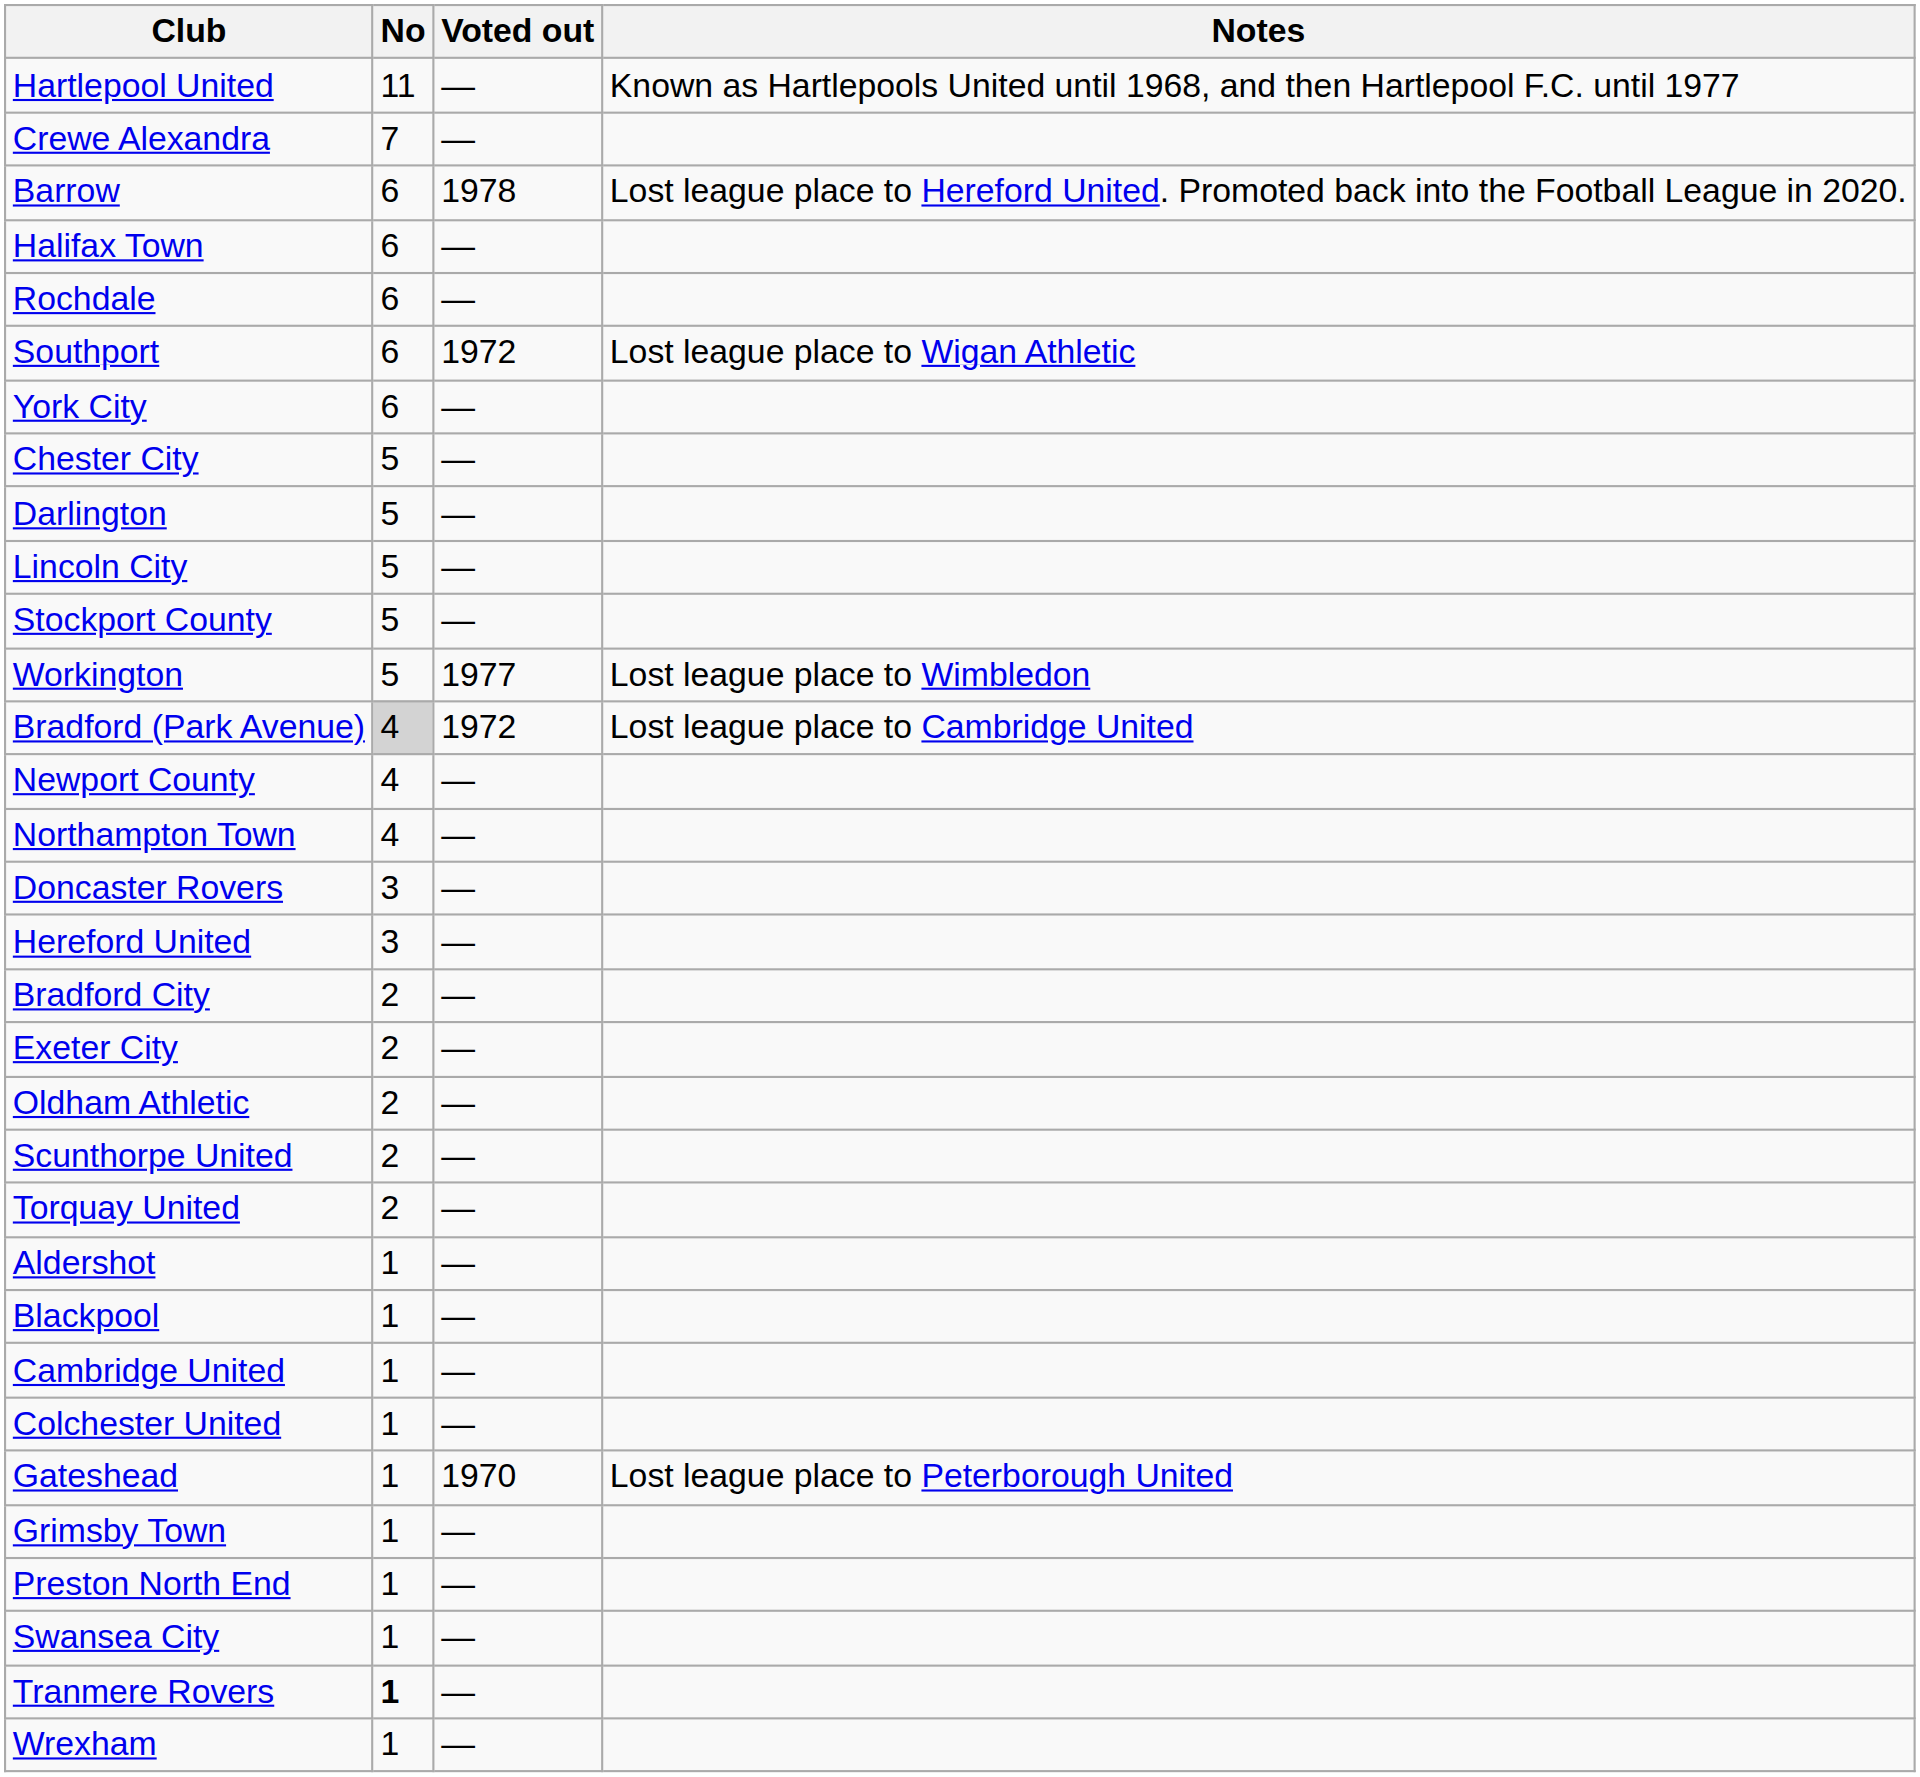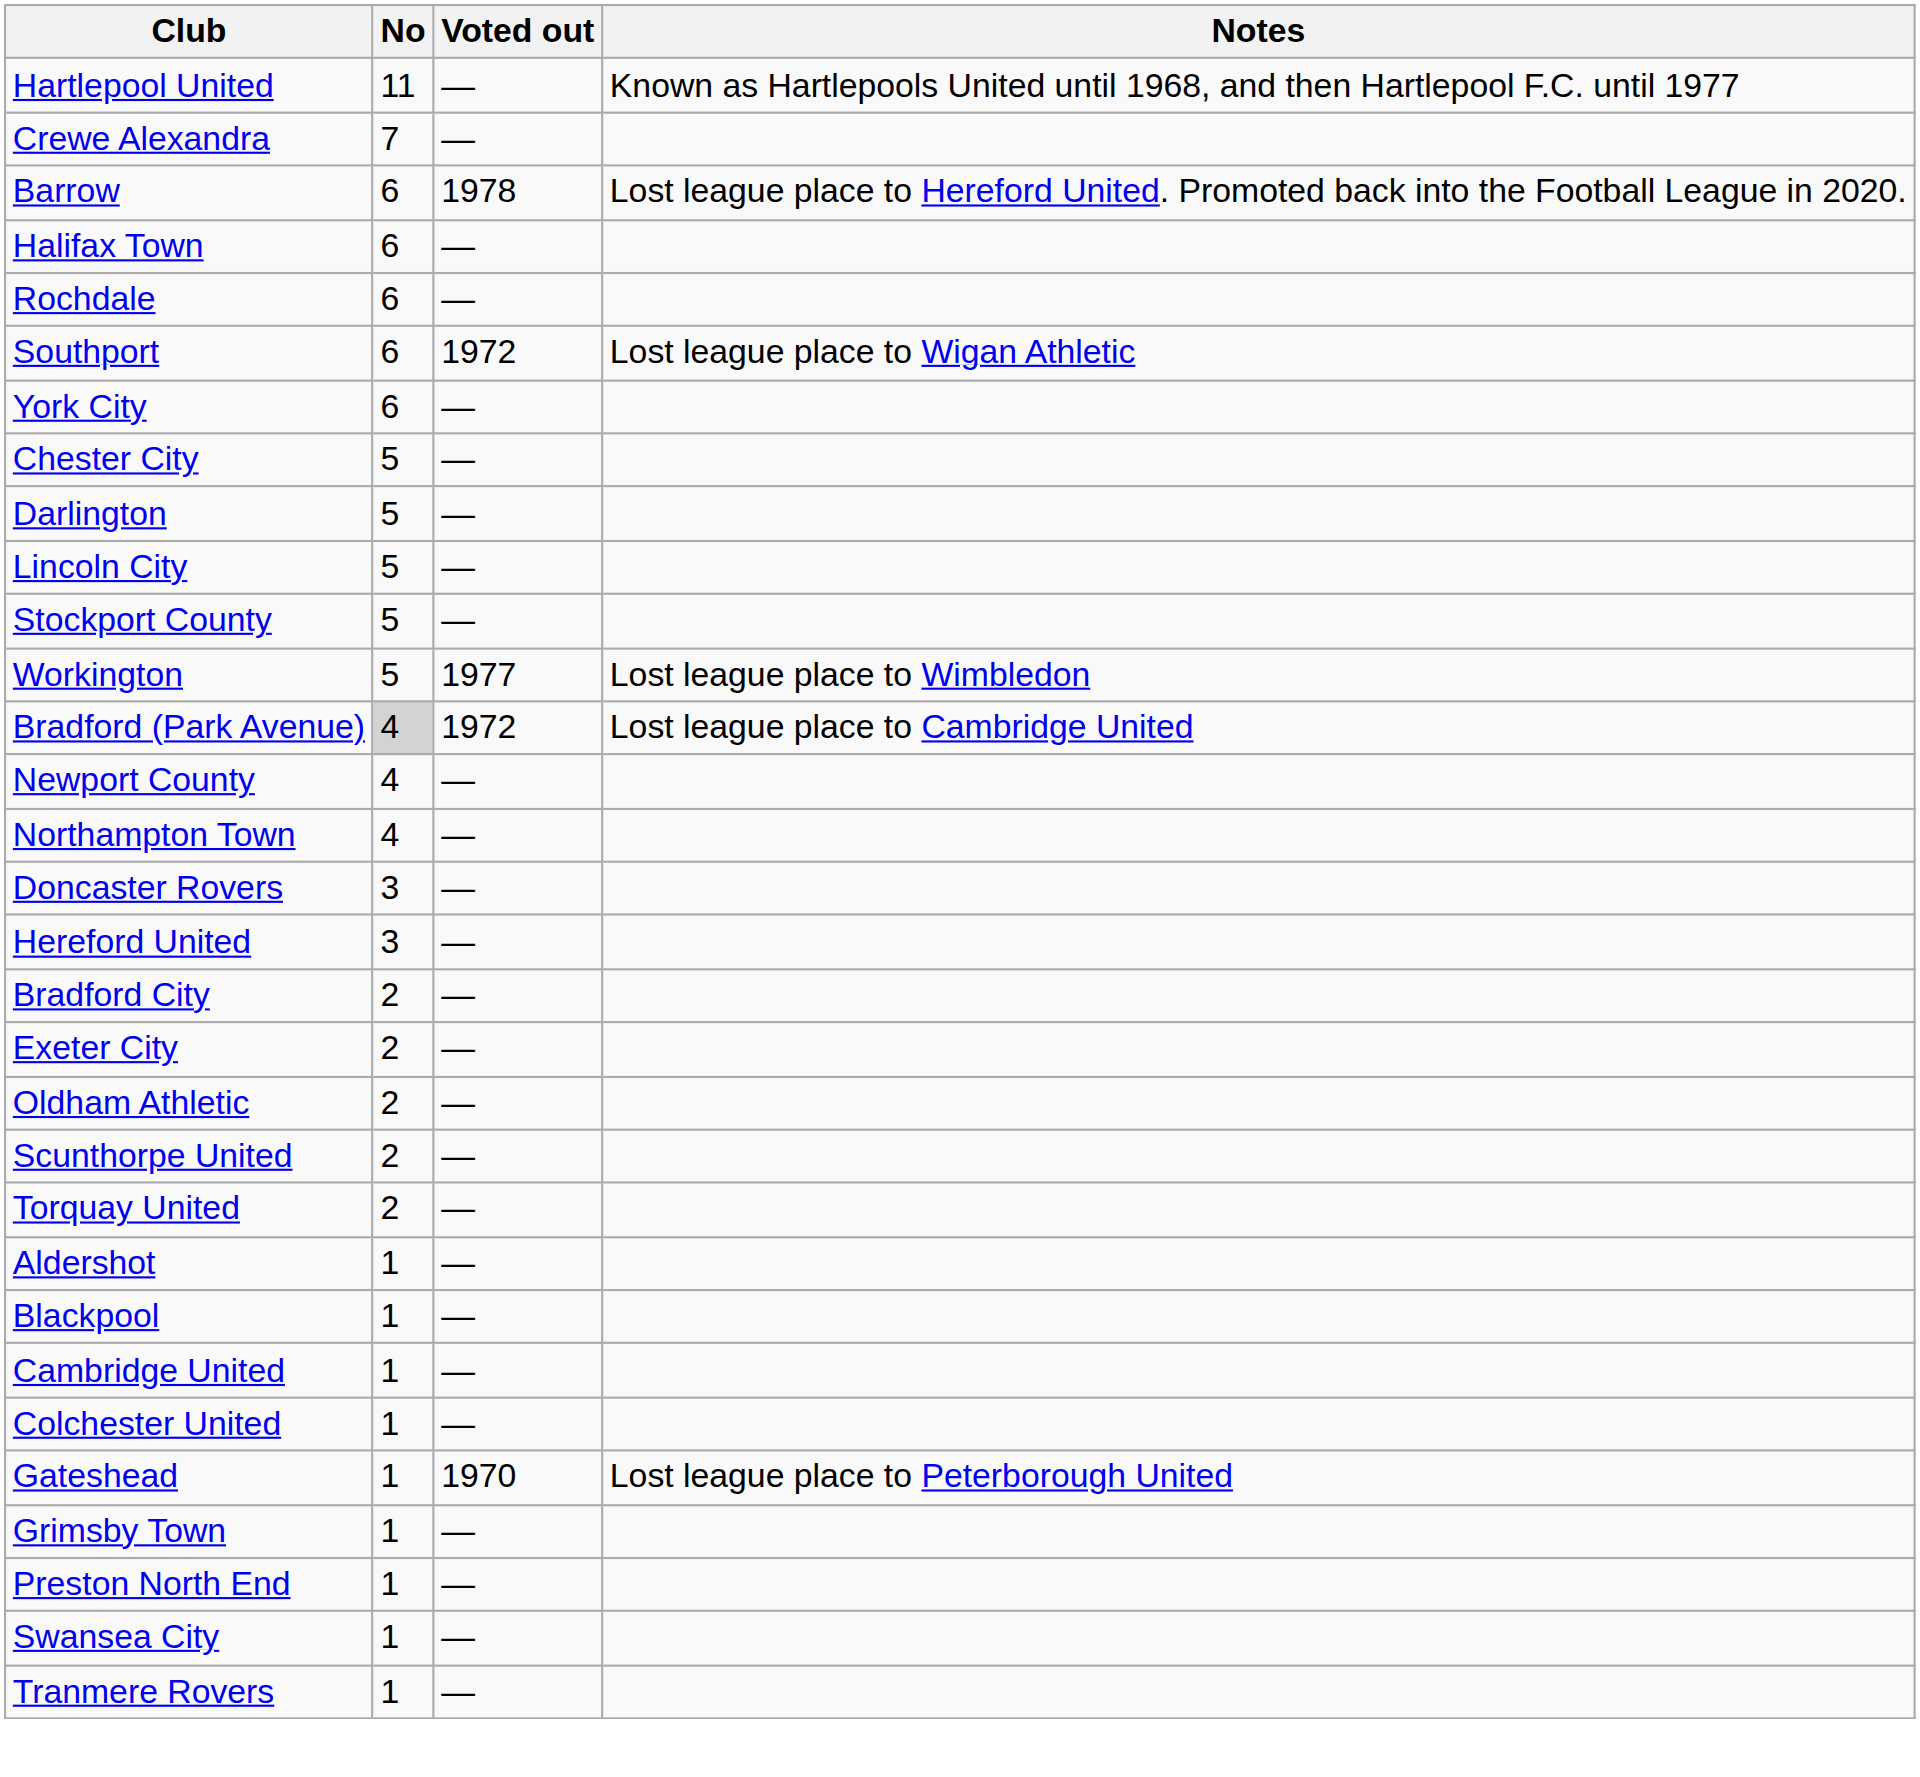(390, 1691) bold -> (390, 1691) normal
- row: (85, 1744)
